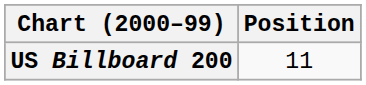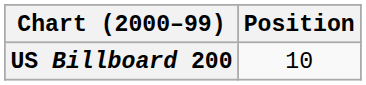(299, 61) 11 -> (299, 61) 10
